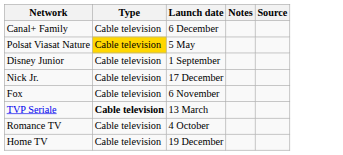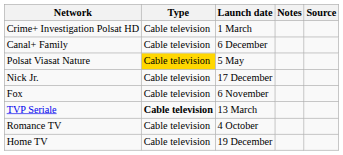+ row: (73, 28)
- row: (35, 61)
